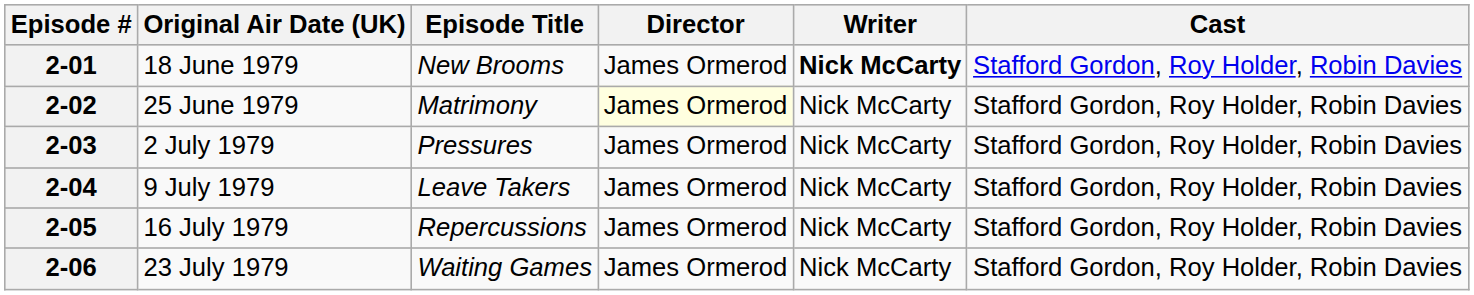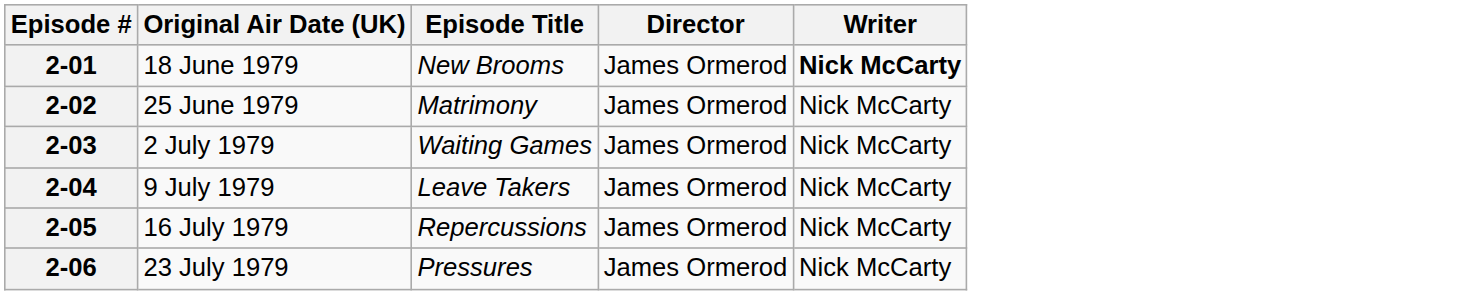- column: (1218, 24)
(696, 106) lightyellow background -> (696, 106) no background
(475, 146) Pressures -> (505, 146) Waiting Games
(505, 268) Waiting Games -> (475, 268) Pressures
